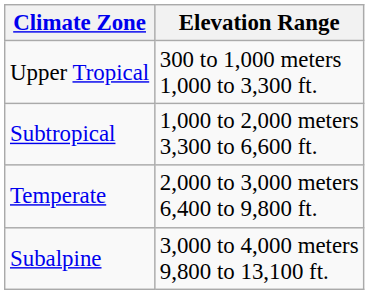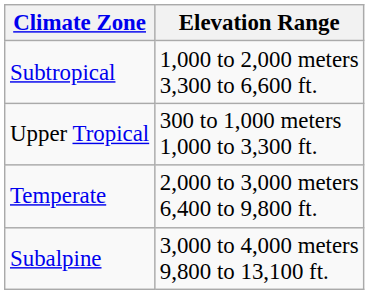rows swapped: (80, 71) <-> (63, 133)
